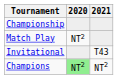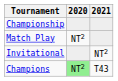(101, 52) T43 -> (101, 53) NT2
(101, 67) NT2 -> (101, 69) T43
